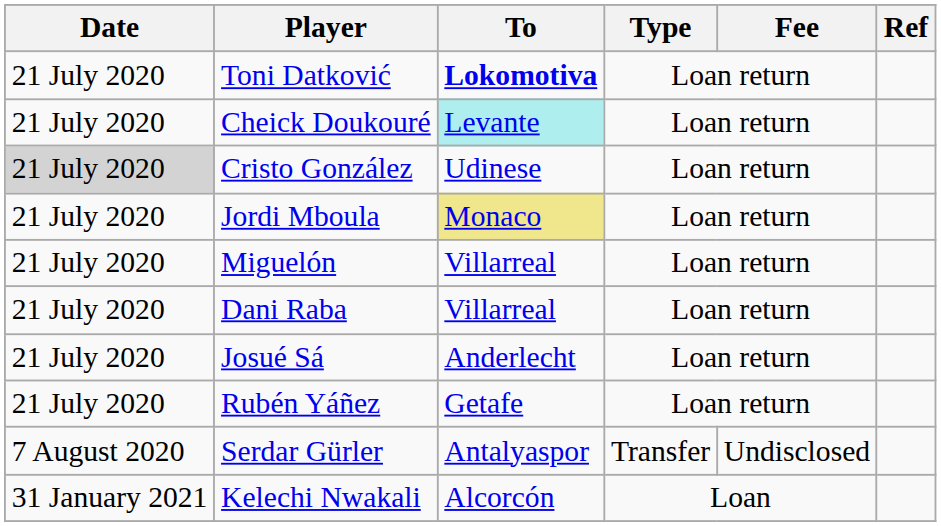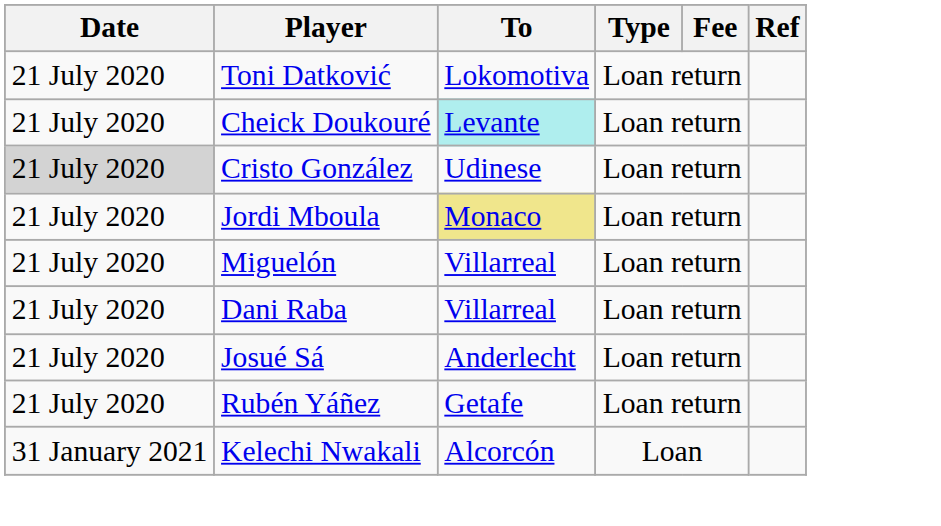(521, 74) bold -> (517, 74) normal
- row: (302, 450)
